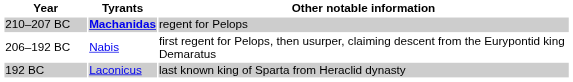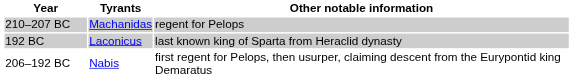(123, 24) bold -> (121, 24) normal
rows swapped: (38, 47) <-> (25, 70)
